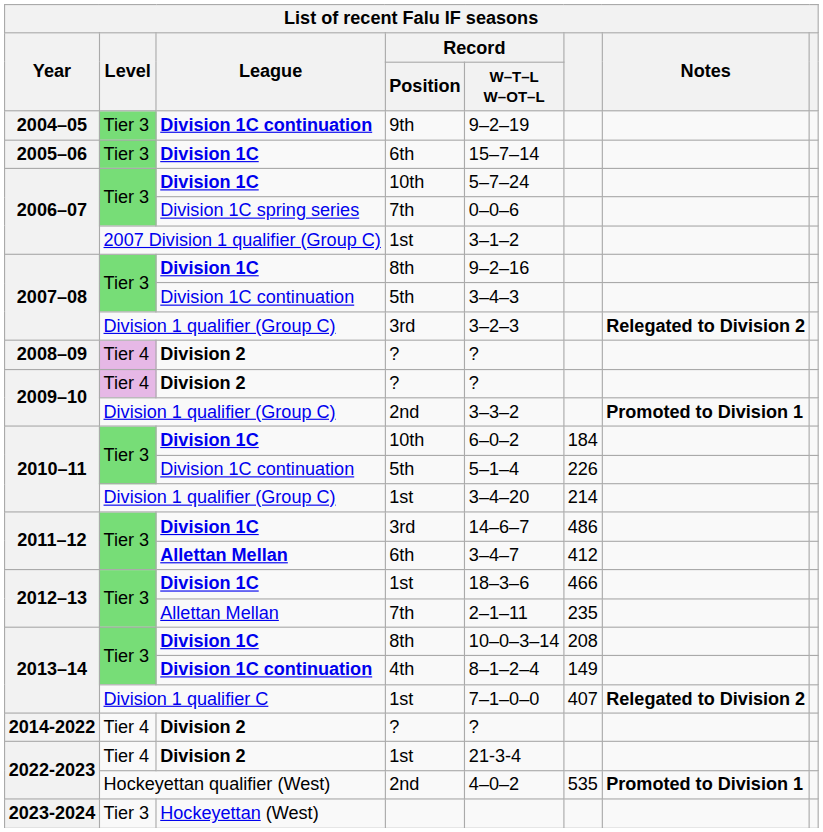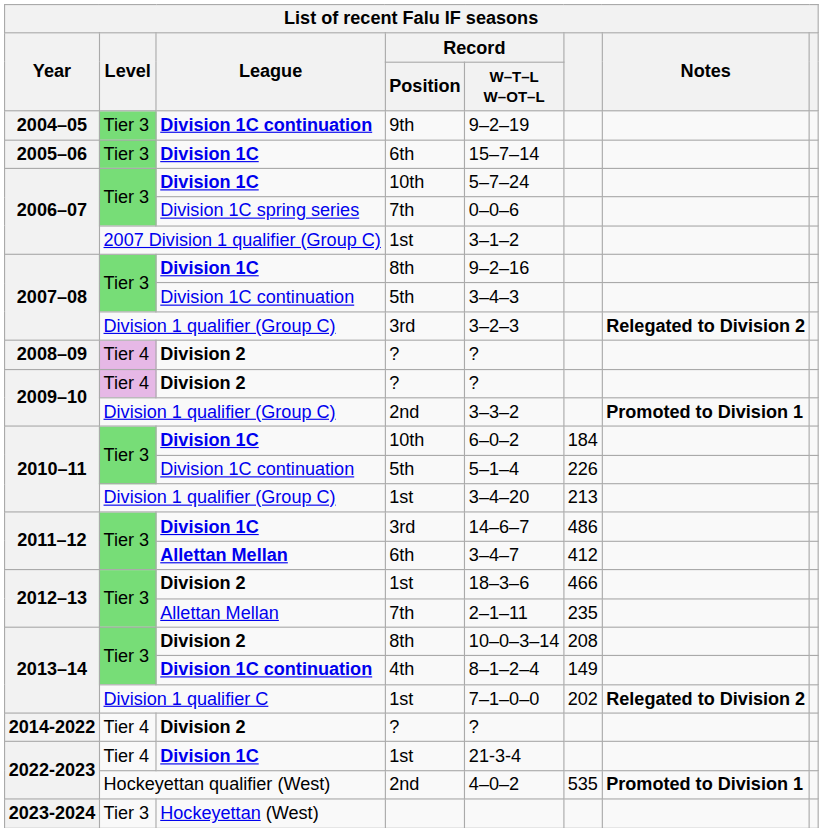(583, 497) 214 -> (583, 497) 213
(209, 583) Division 1C -> (203, 583) Division 2
(209, 641) Division 1C -> (203, 641) Division 2
(583, 698) 407 -> (583, 698) 202
(203, 756) Division 2 -> (209, 756) Division 1C
